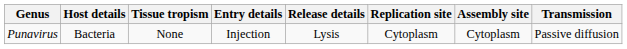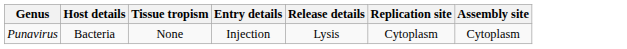- column: (577, 14)
